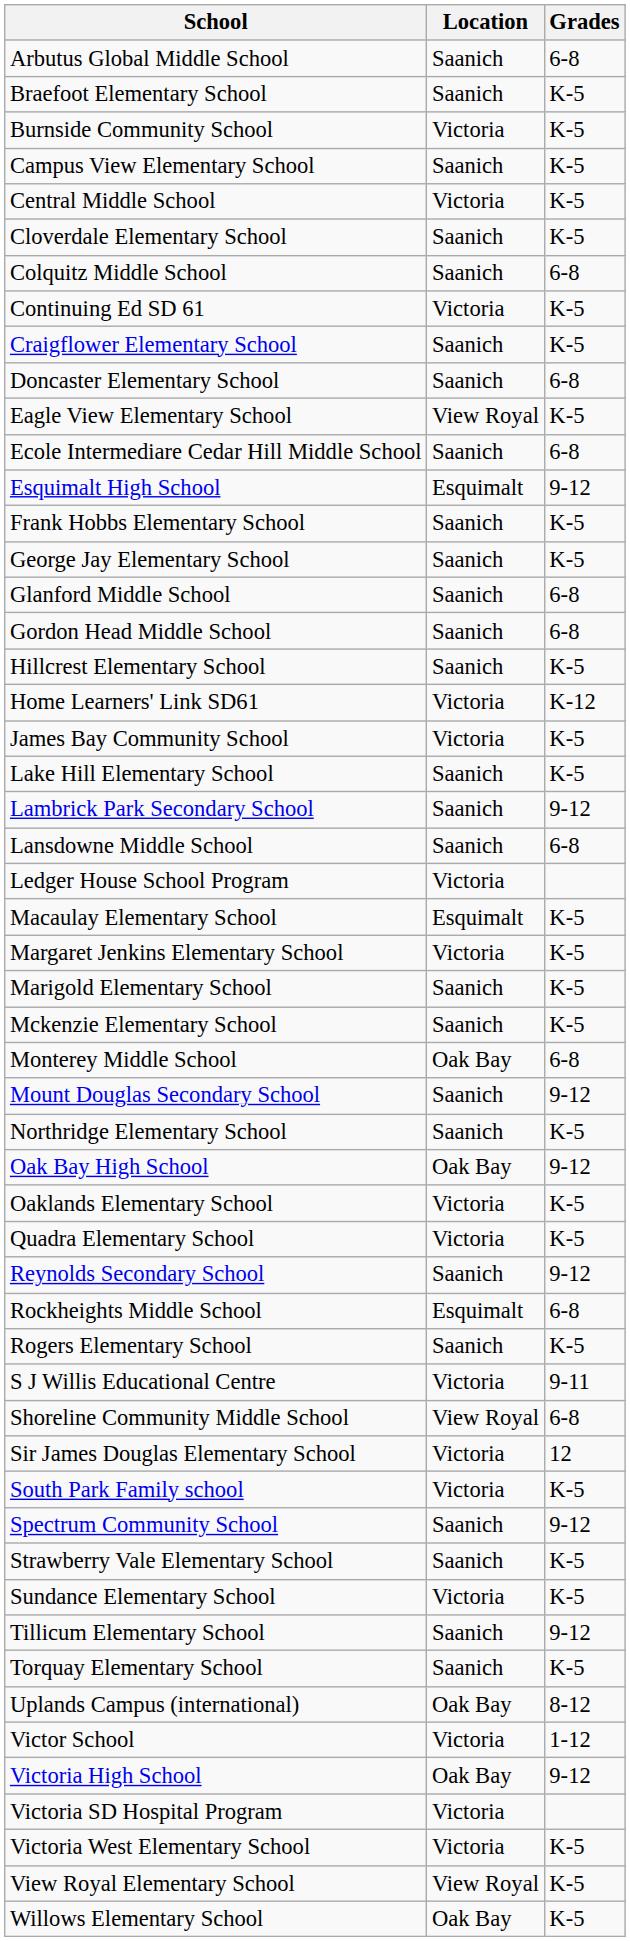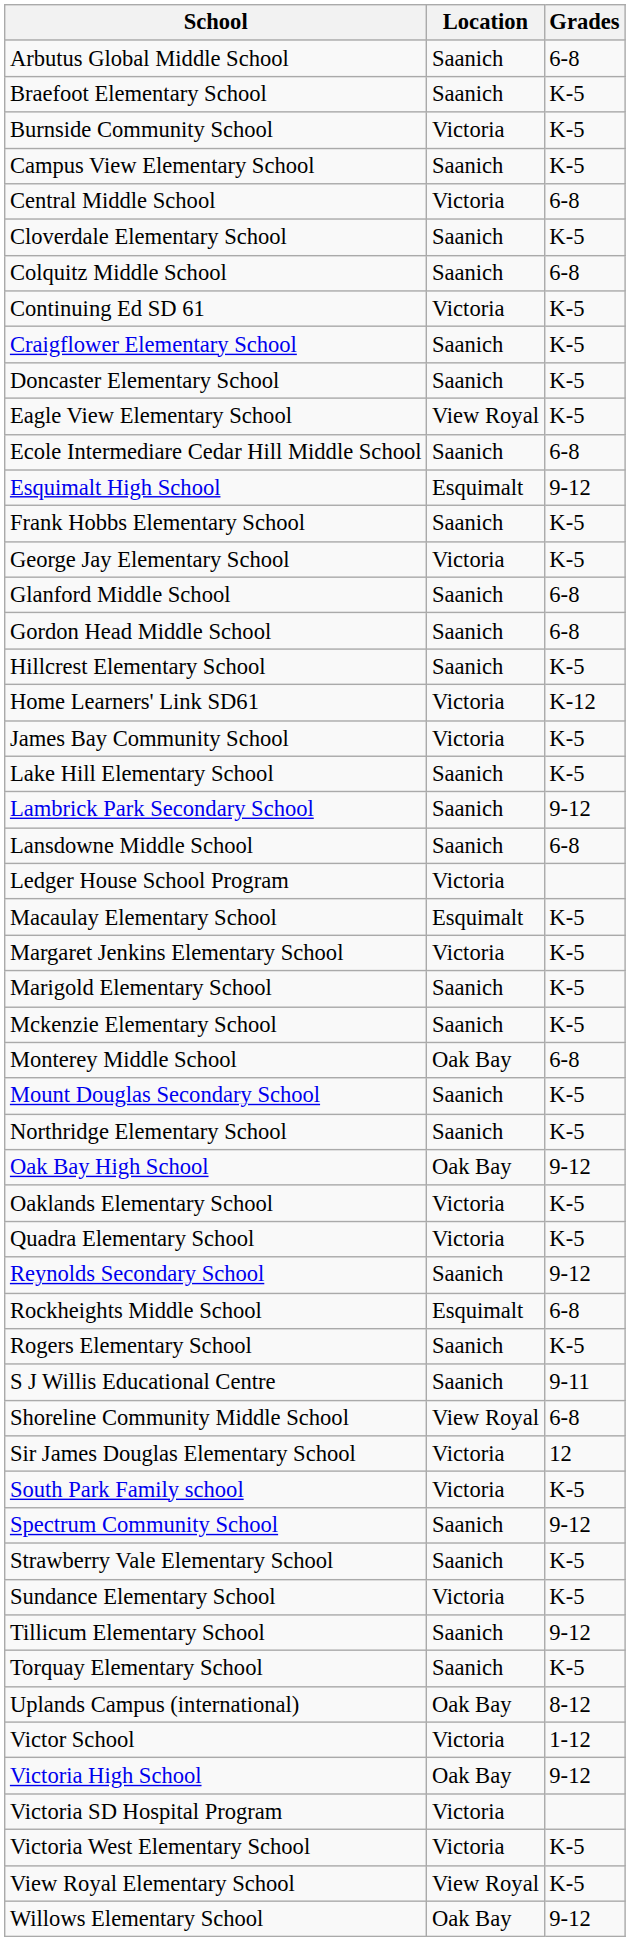(567, 201) K-5 -> (564, 201) 6-8
(564, 380) 6-8 -> (567, 380) K-5
(468, 559) Saanich -> (468, 559) Victoria
(570, 1095) 9-12 -> (567, 1095) K-5
(468, 1381) Victoria -> (468, 1381) Saanich
(567, 1918) K-5 -> (570, 1918) 9-12
